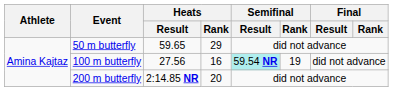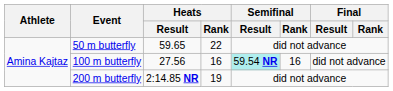(216, 46) 29 -> (216, 46) 22
(295, 62) 19 -> (295, 62) 16
(216, 78) 20 -> (216, 78) 19
